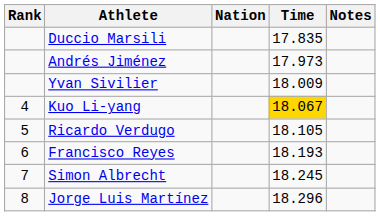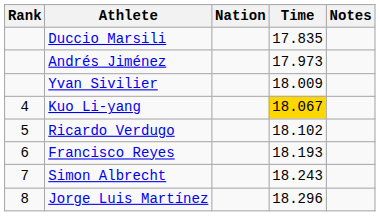(298, 130) 18.105 -> (298, 130) 18.102
(298, 176) 18.245 -> (298, 176) 18.243
